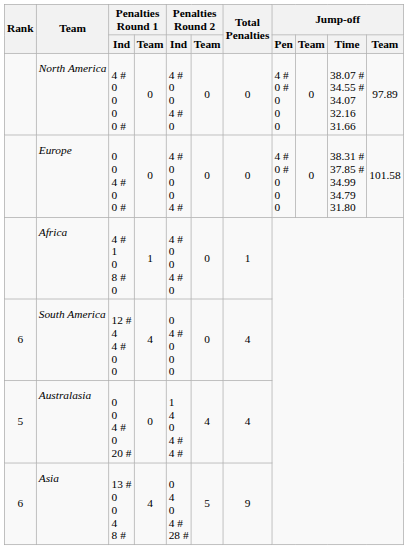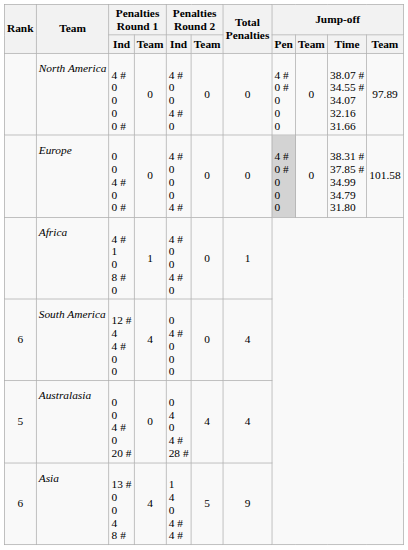(282, 182) no background -> (282, 182) lightgrey background
(176, 428) 1 4 0 4 # 4 # -> (179, 428) 0 4 0 4 # 28 #
(179, 510) 0 4 0 4 # 28 # -> (176, 510) 1 4 0 4 # 4 #
